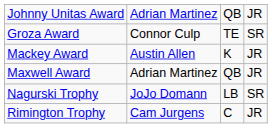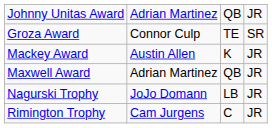(256, 93) SR -> (255, 93) JR
